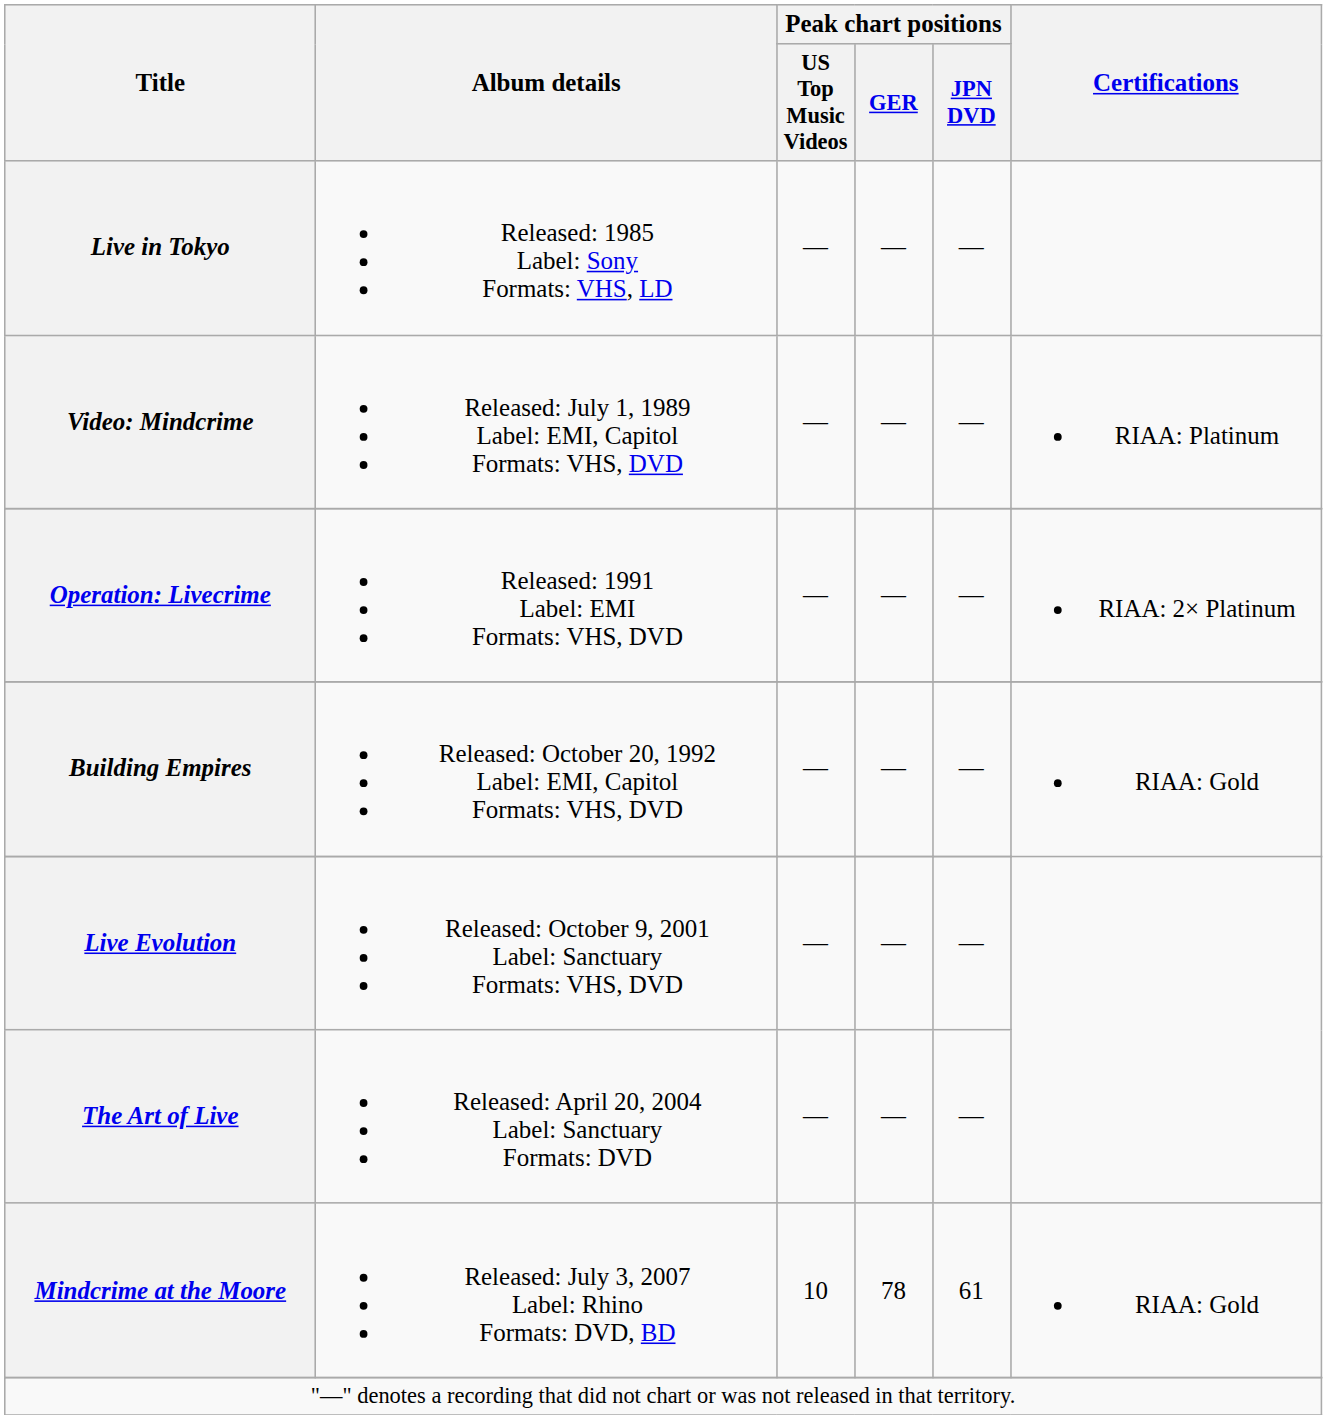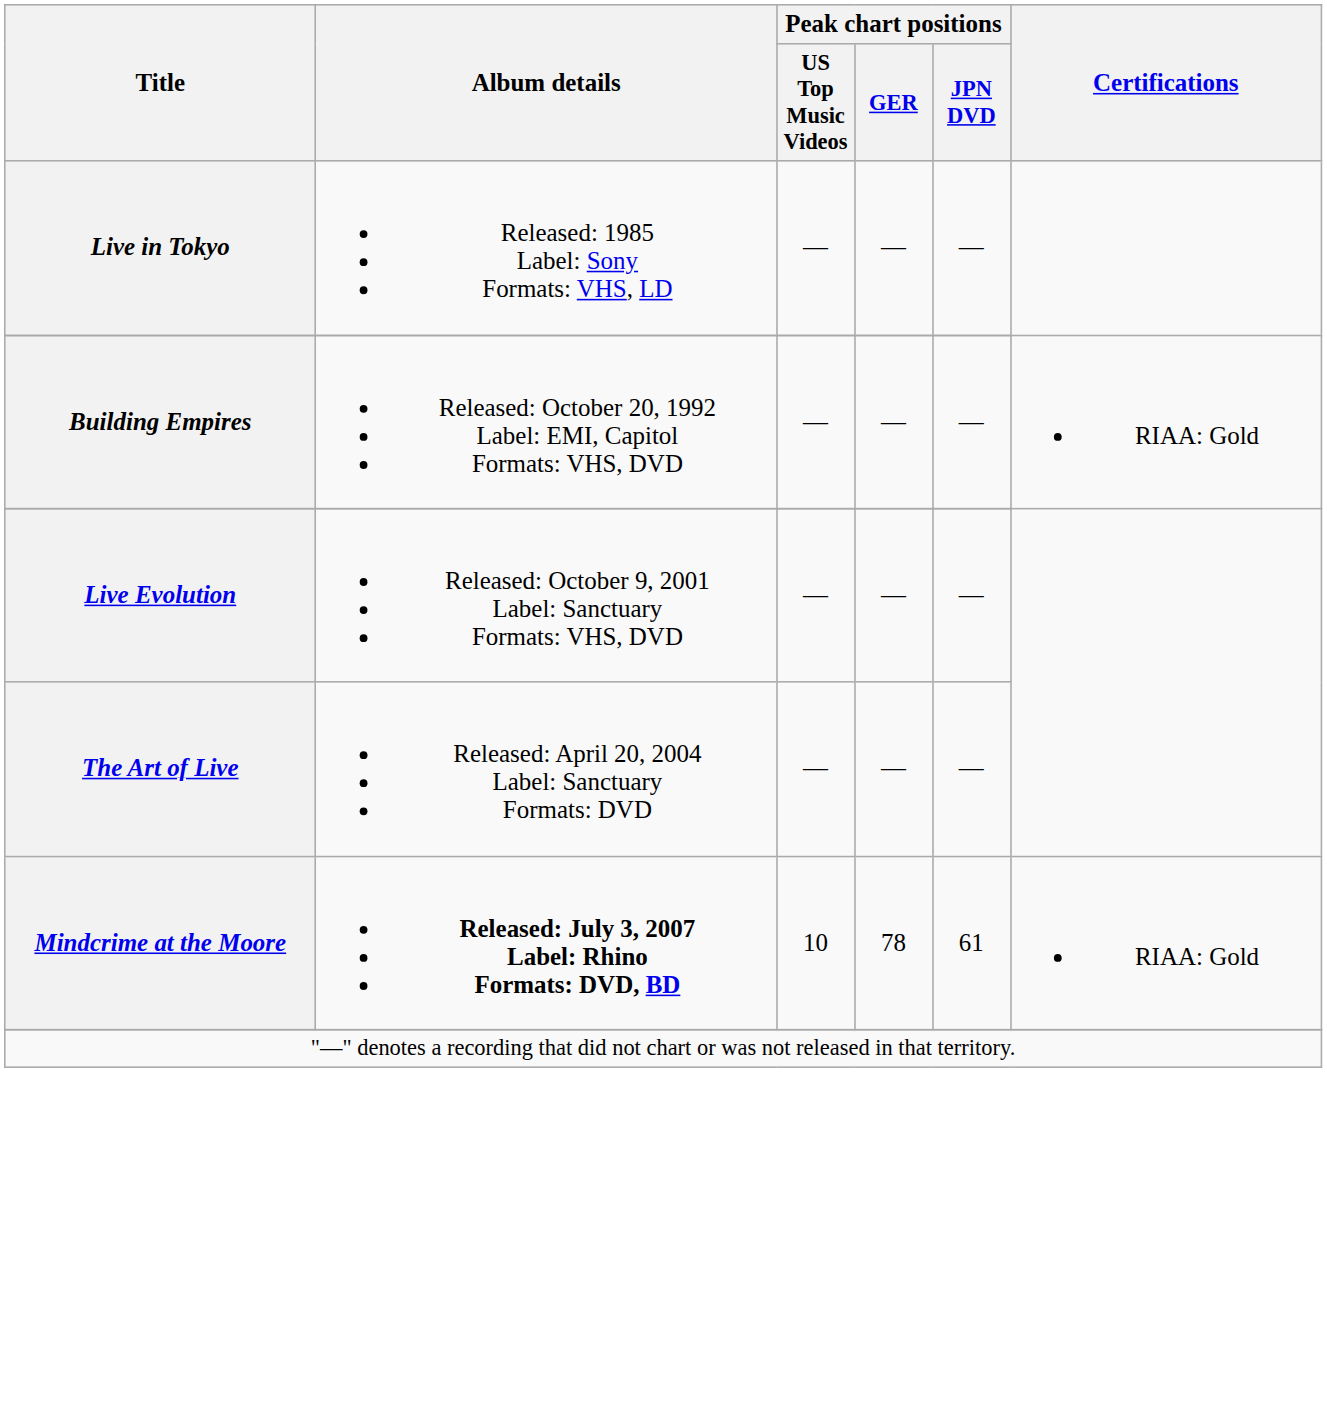- row: (160, 421)
- row: (160, 595)
(546, 1304) normal -> (546, 957) bold
